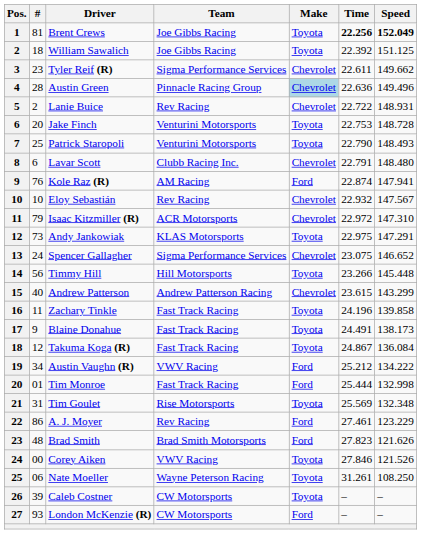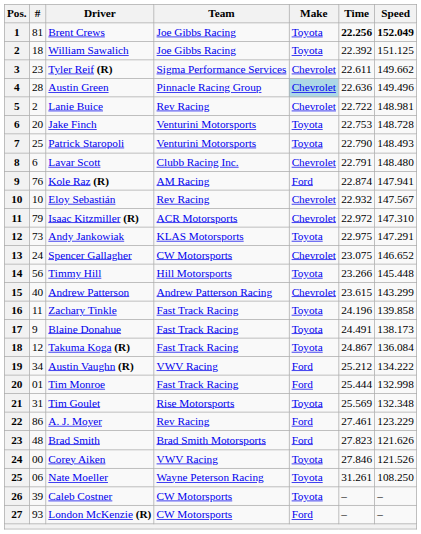(396, 106) 148.931 -> (396, 106) 148.981
(221, 255) Sigma Performance Services -> (194, 255) CW Motorsports
